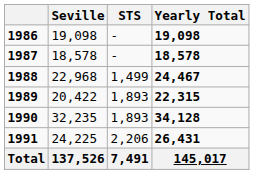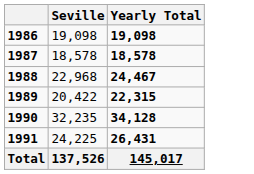- column: (130, 15)
